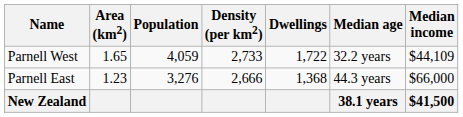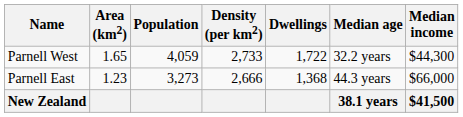(432, 57) $44,109 -> (432, 57) $44,300
(183, 79) 3,276 -> (183, 79) 3,273
